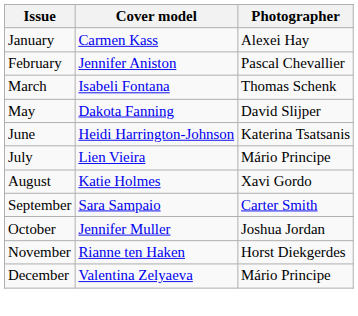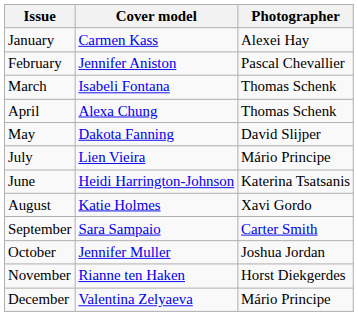+ row: (24, 110)
rows swapped: (22, 134) <-> (20, 157)
